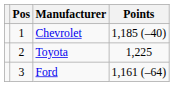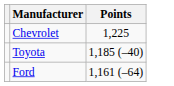- column: (21, 14)
(139, 33) 1,185 (–40) -> (116, 33) 1,225
(139, 52) 1,225 -> (116, 52) 1,185 (–40)
